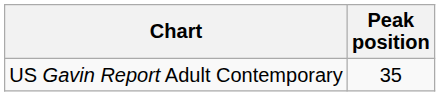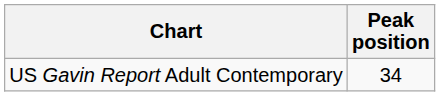(391, 74) 35 -> (391, 74) 34
